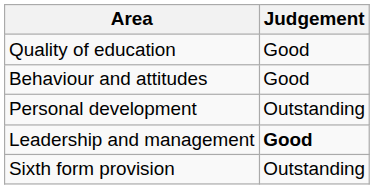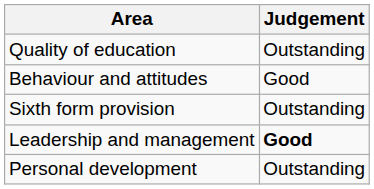(286, 49) Good -> (314, 49) Outstanding
rows swapped: (103, 109) <-> (92, 169)
